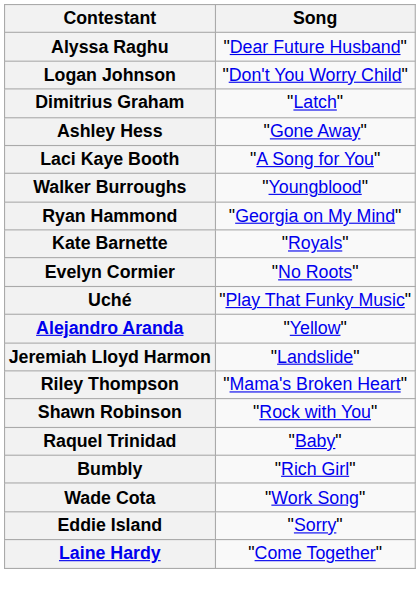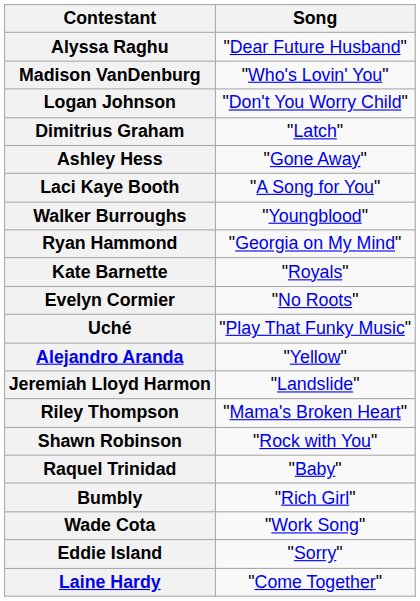+ row: (110, 74)
